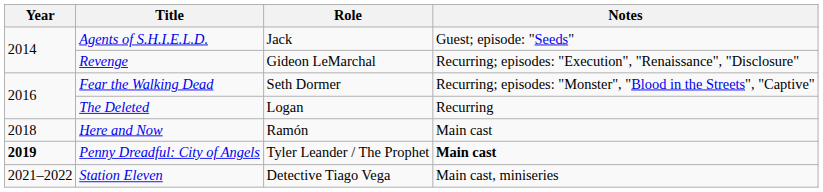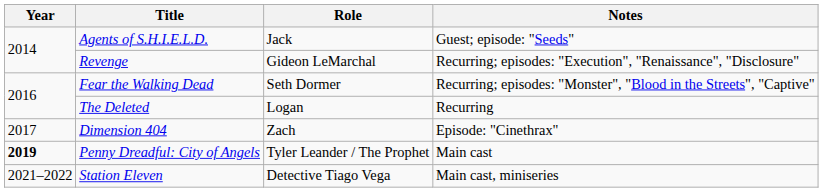+ row: (123, 130)
- row: (121, 130)
(466, 152) bold -> (464, 152) normal
